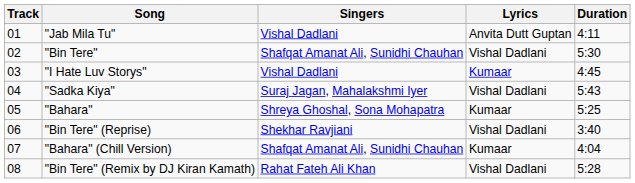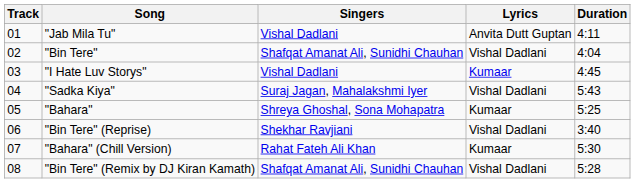(589, 53) 5:30 -> (589, 53) 4:04
(362, 149) Shafqat Amanat Ali, Sunidhi Chauhan -> (318, 149) Rahat Fateh Ali Khan
(589, 149) 4:04 -> (589, 149) 5:30
(318, 168) Rahat Fateh Ali Khan -> (362, 168) Shafqat Amanat Ali, Sunidhi Chauhan
